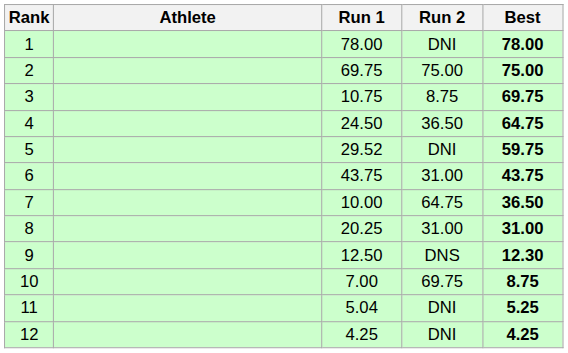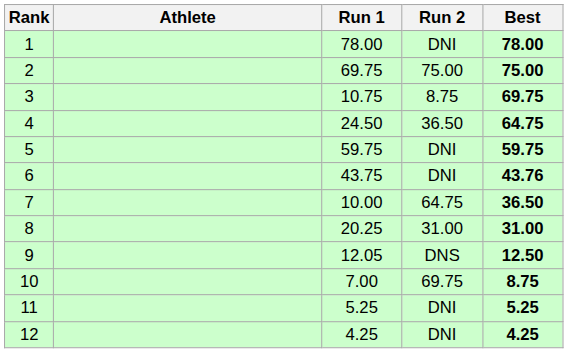(362, 149) 29.52 -> (362, 149) 59.75
(442, 176) 31.00 -> (442, 176) DNI
(523, 176) 43.75 -> (523, 176) 43.76
(362, 255) 12.50 -> (362, 255) 12.05
(523, 255) 12.30 -> (523, 255) 12.50
(362, 307) 5.04 -> (362, 307) 5.25
